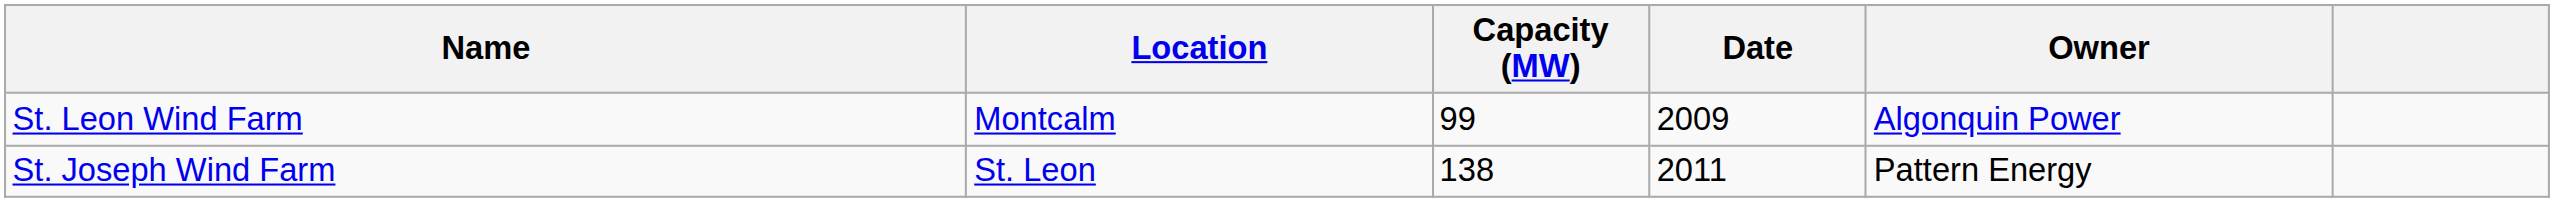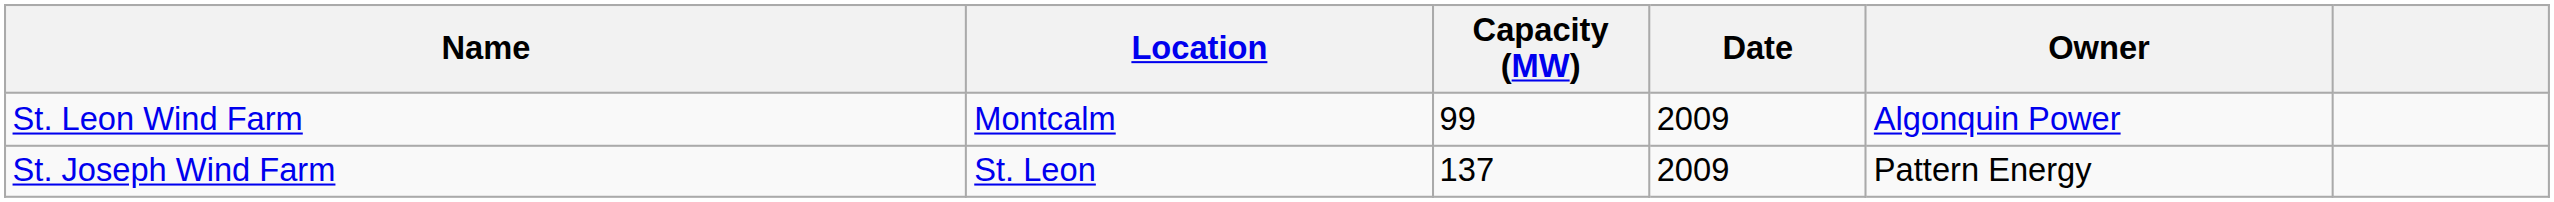(1467, 170) 138 -> (1467, 170) 137
(1692, 170) 2011 -> (1693, 170) 2009
